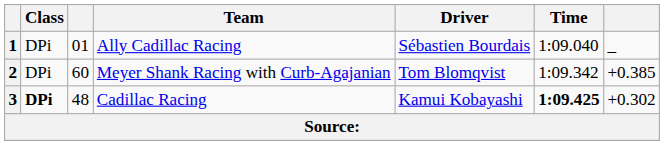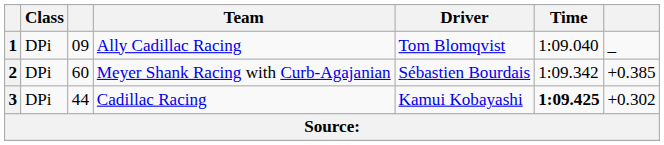(80, 45) 01 -> (80, 45) 09
(464, 45) Sébastien Bourdais -> (452, 45) Tom Blomqvist
(452, 72) Tom Blomqvist -> (464, 72) Sébastien Bourdais
(39, 99) bold -> (38, 99) normal
(80, 99) 48 -> (80, 99) 44
